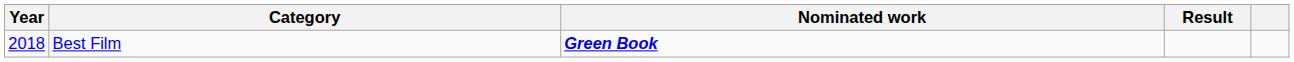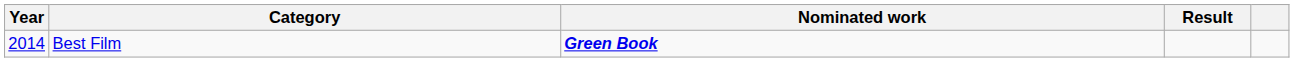(27, 43) 2018 -> (27, 43) 2014
